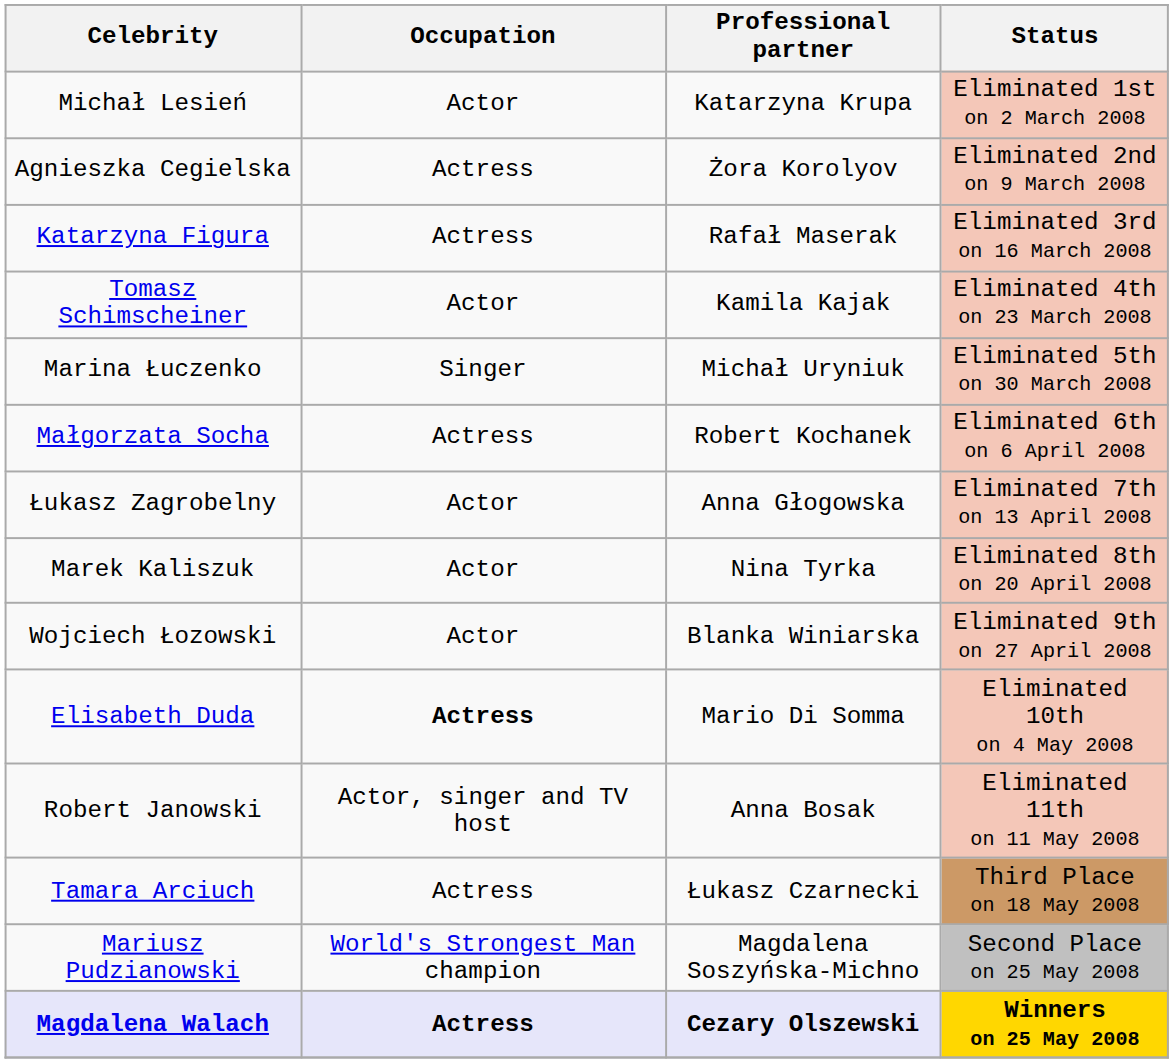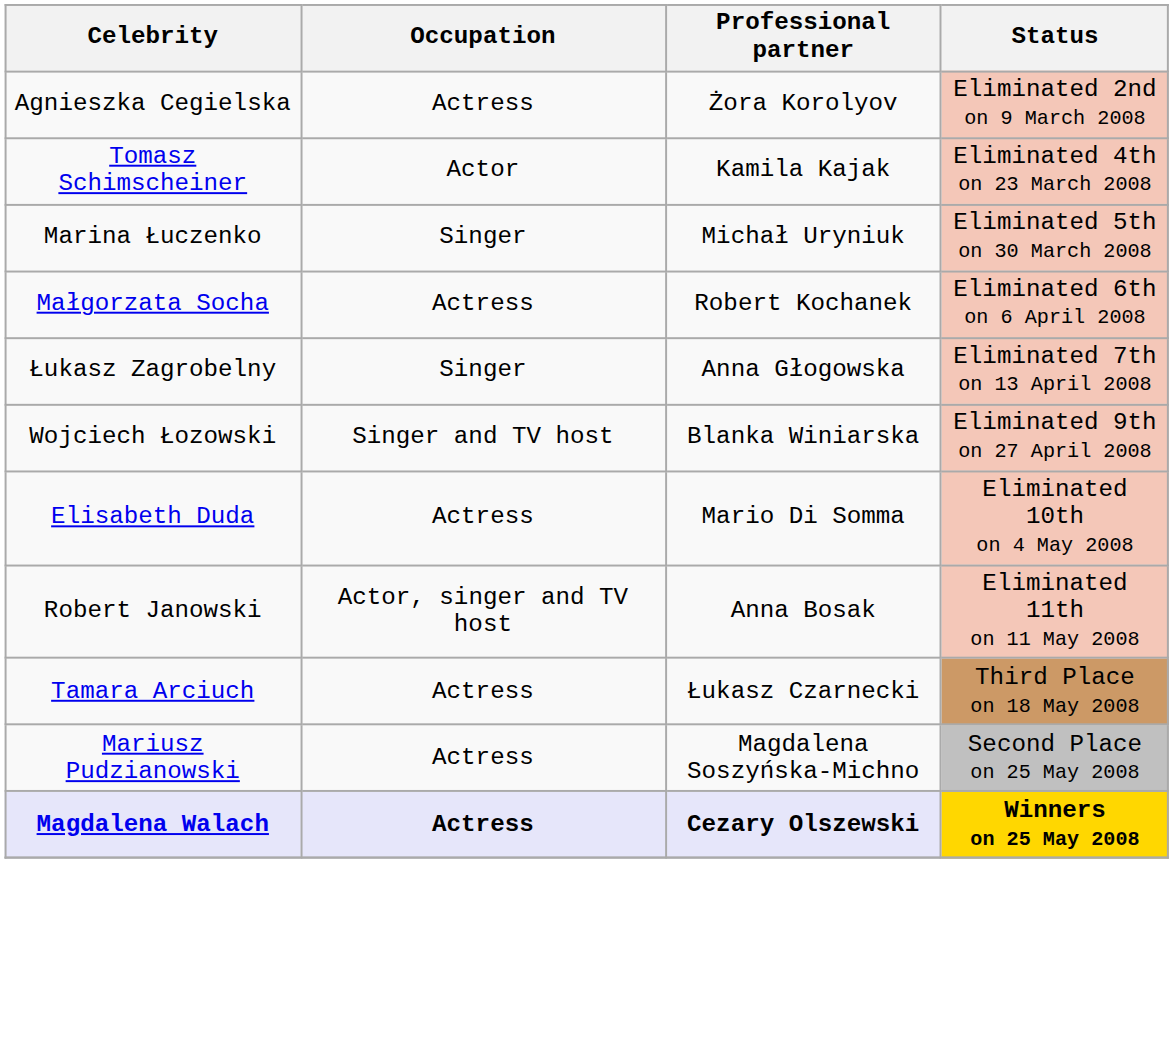- row: (153, 105)
- row: (153, 238)
(483, 504) Actor -> (483, 371) Singer
- row: (153, 570)
(483, 637) Actor -> (483, 437) Singer and TV host
(483, 717) bold -> (483, 518) normal
(483, 958) World's Strongest Man champion -> (483, 758) Actress
